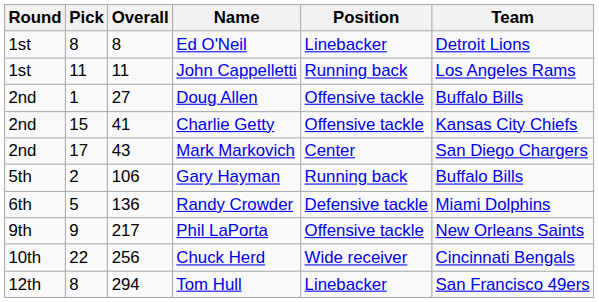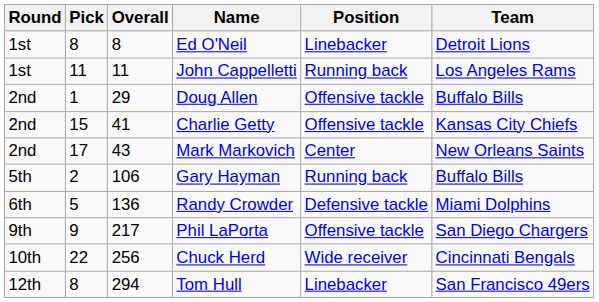(121, 97) 27 -> (121, 97) 29
(512, 151) San Diego Chargers -> (510, 151) New Orleans Saints
(510, 230) New Orleans Saints -> (512, 230) San Diego Chargers
